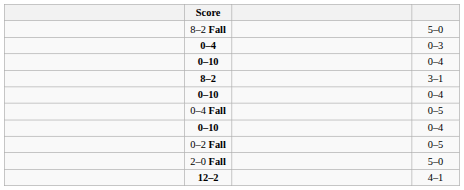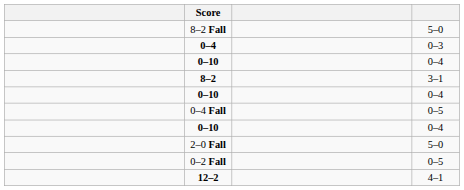rows swapped: (208, 161) <-> (208, 144)
